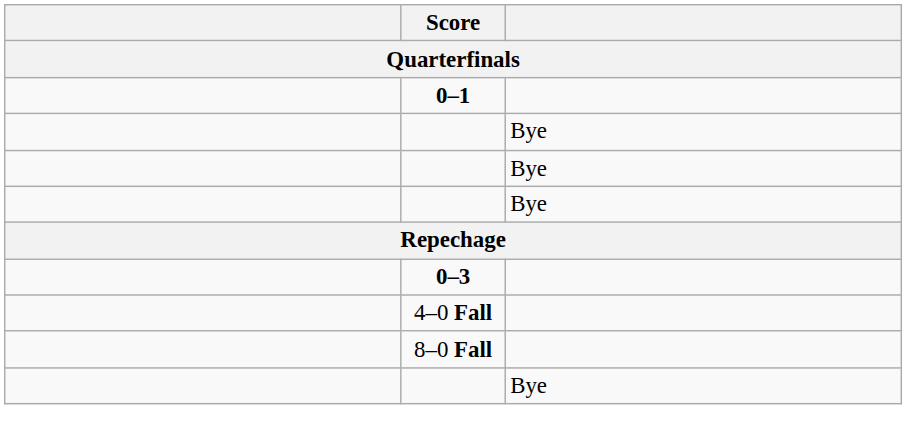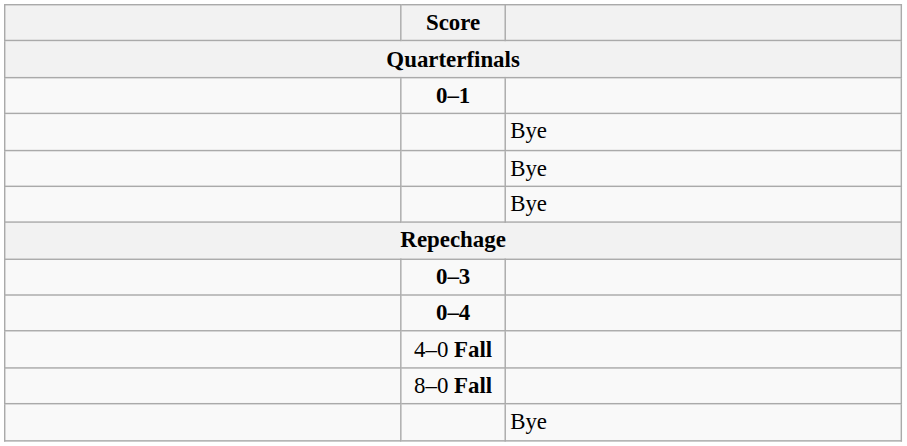+ row: (453, 312)
